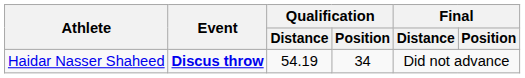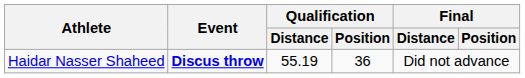(299, 62) 54.19 -> (299, 62) 55.19
(363, 62) 34 -> (363, 62) 36
